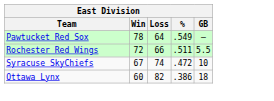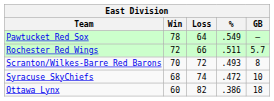(203, 50) 5.5 -> (258, 50) 5.7
+ row: (84, 63)
(138, 63) 67 -> (175, 77) 68
